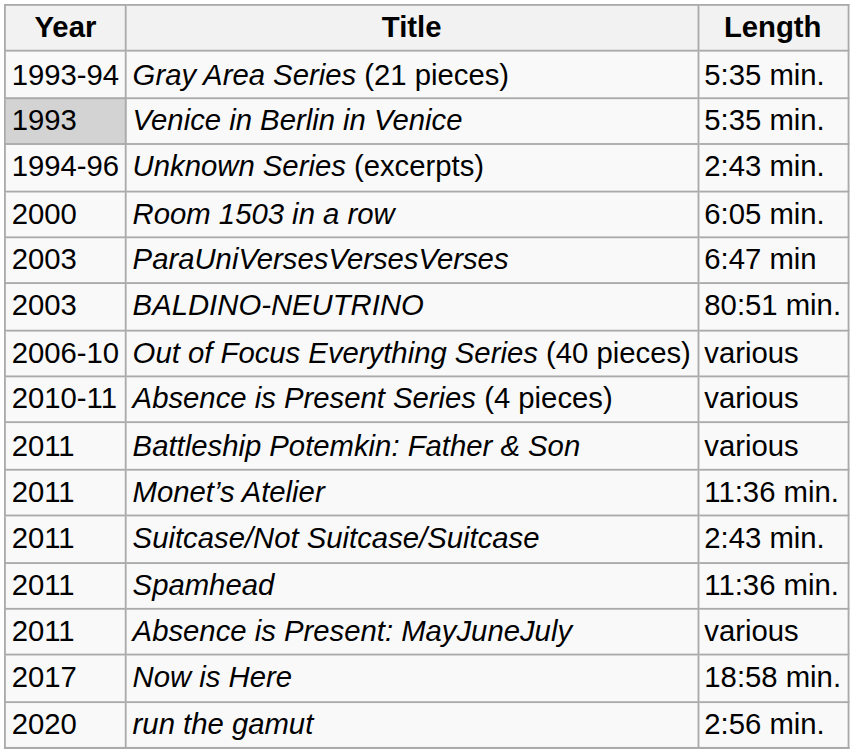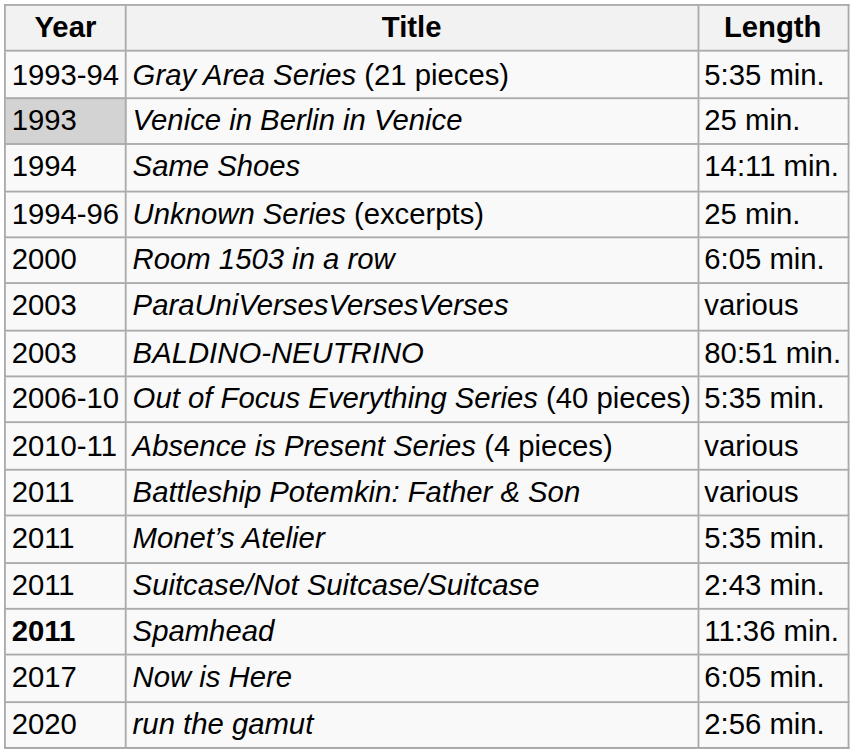(765, 120) 5:35 min. -> (752, 120) 25 min.
+ row: (216, 167)
(765, 167) 2:43 min. -> (752, 213) 25 min.
(760, 259) 6:47 min -> (752, 306) various
(752, 352) various -> (765, 399) 5:35 min.
(772, 492) 11:36 min. -> (765, 538) 5:35 min.
(43, 584) normal -> (43, 631) bold
- row: (352, 631)
(773, 677) 18:58 min. -> (765, 677) 6:05 min.
